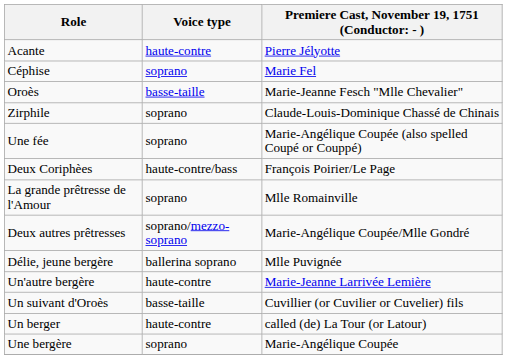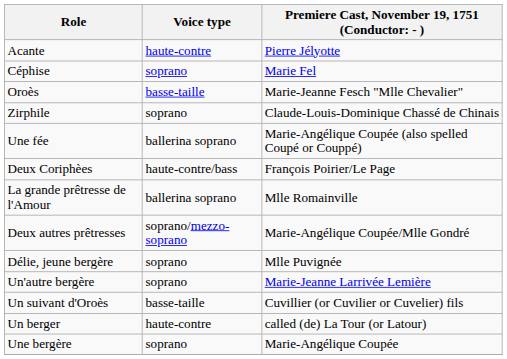(166, 141) soprano -> (191, 141) ballerina soprano
(166, 197) soprano -> (191, 197) ballerina soprano
(191, 261) ballerina soprano -> (166, 261) soprano
(178, 282) haute-contre -> (166, 282) soprano
